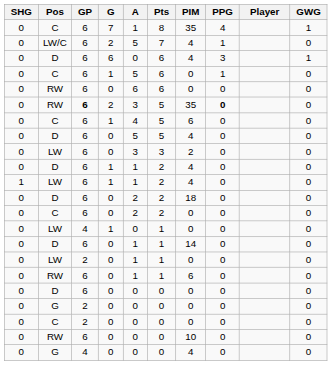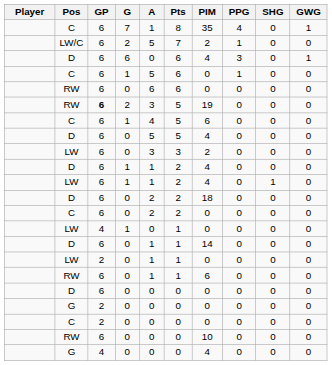columns swapped: (265, 12) <-> (21, 12)
(191, 43) 4 -> (207, 43) 2
(191, 105) 35 -> (207, 105) 19
(223, 105) bold -> (239, 105) normal
